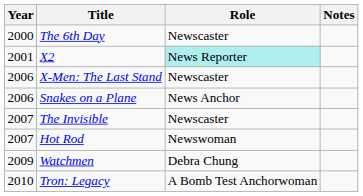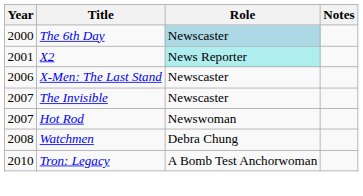(198, 35) no background -> (198, 35) lightblue background
- row: (88, 98)
(21, 160) 2009 -> (21, 139) 2008
